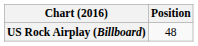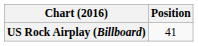(171, 31) 48 -> (171, 31) 41
